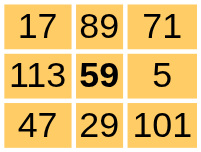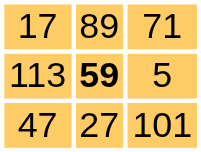(99, 124) 29 -> (99, 124) 27
